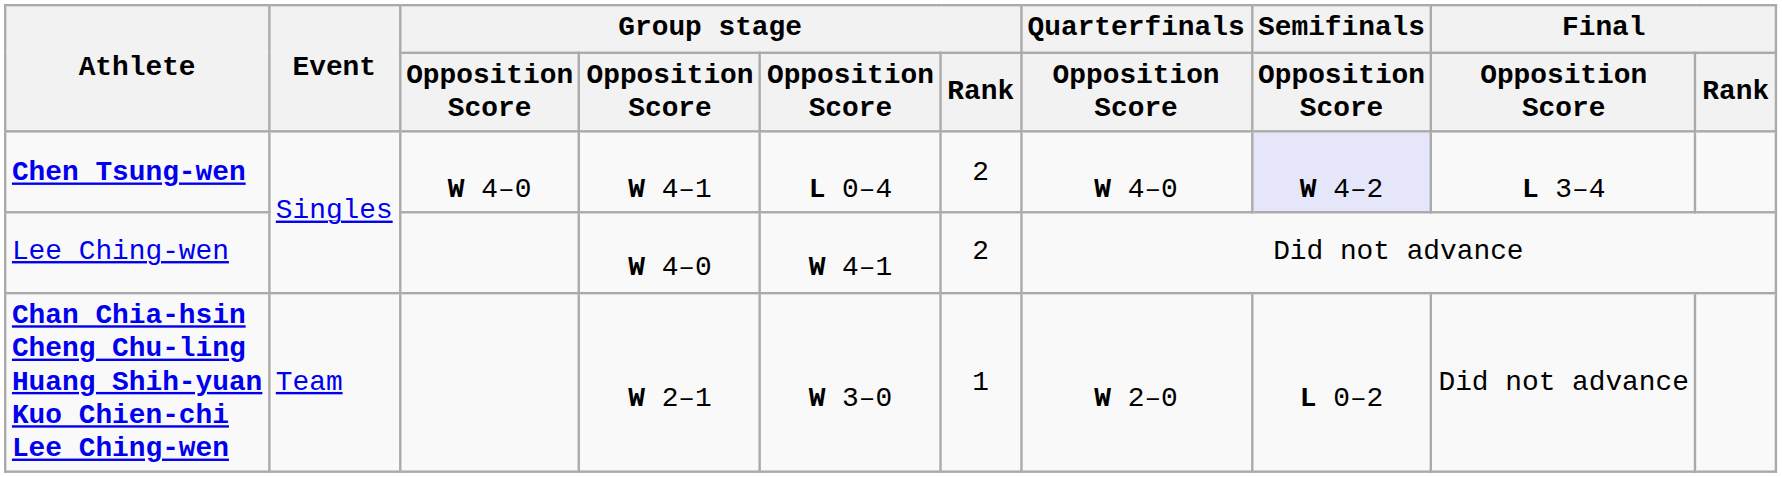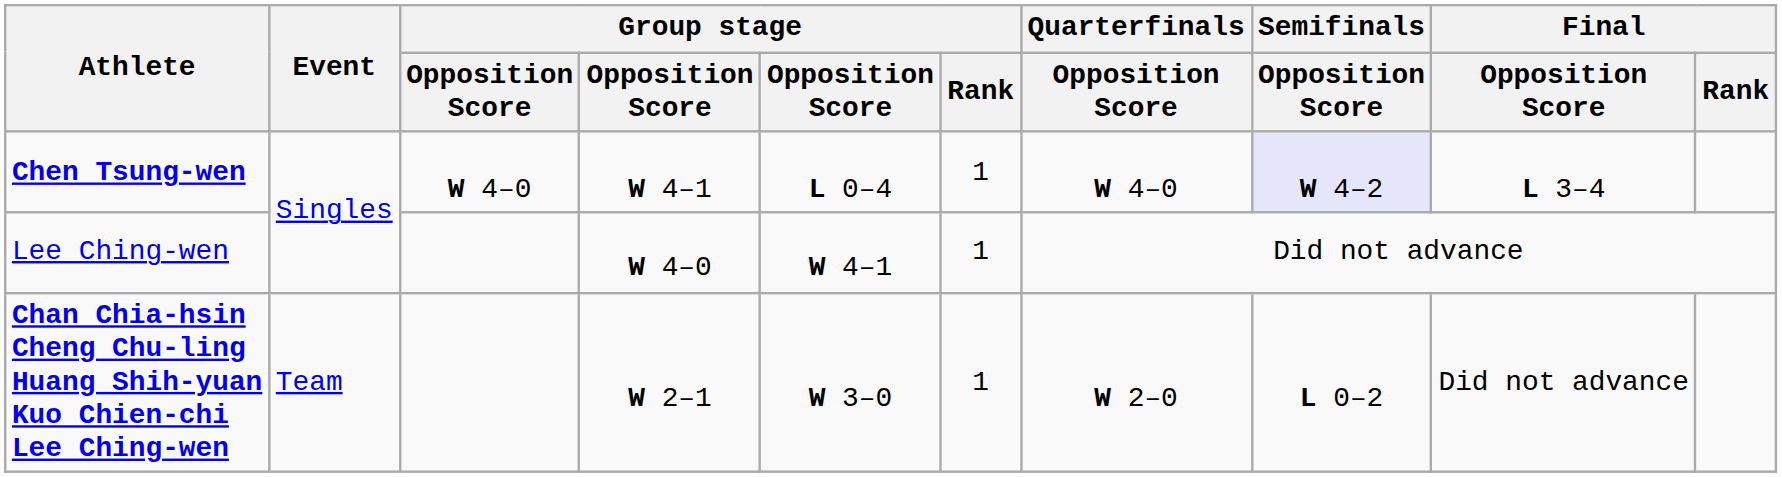(981, 172) 2 -> (981, 172) 1
(981, 252) 2 -> (981, 252) 1
